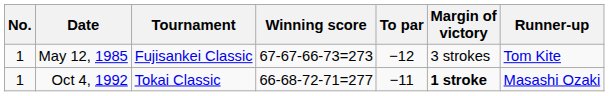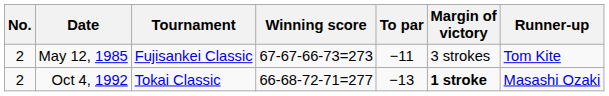(20, 56) 1 -> (20, 56) 2
(402, 56) −12 -> (402, 56) −11
(20, 80) 1 -> (20, 80) 2
(402, 80) −11 -> (402, 80) −13
